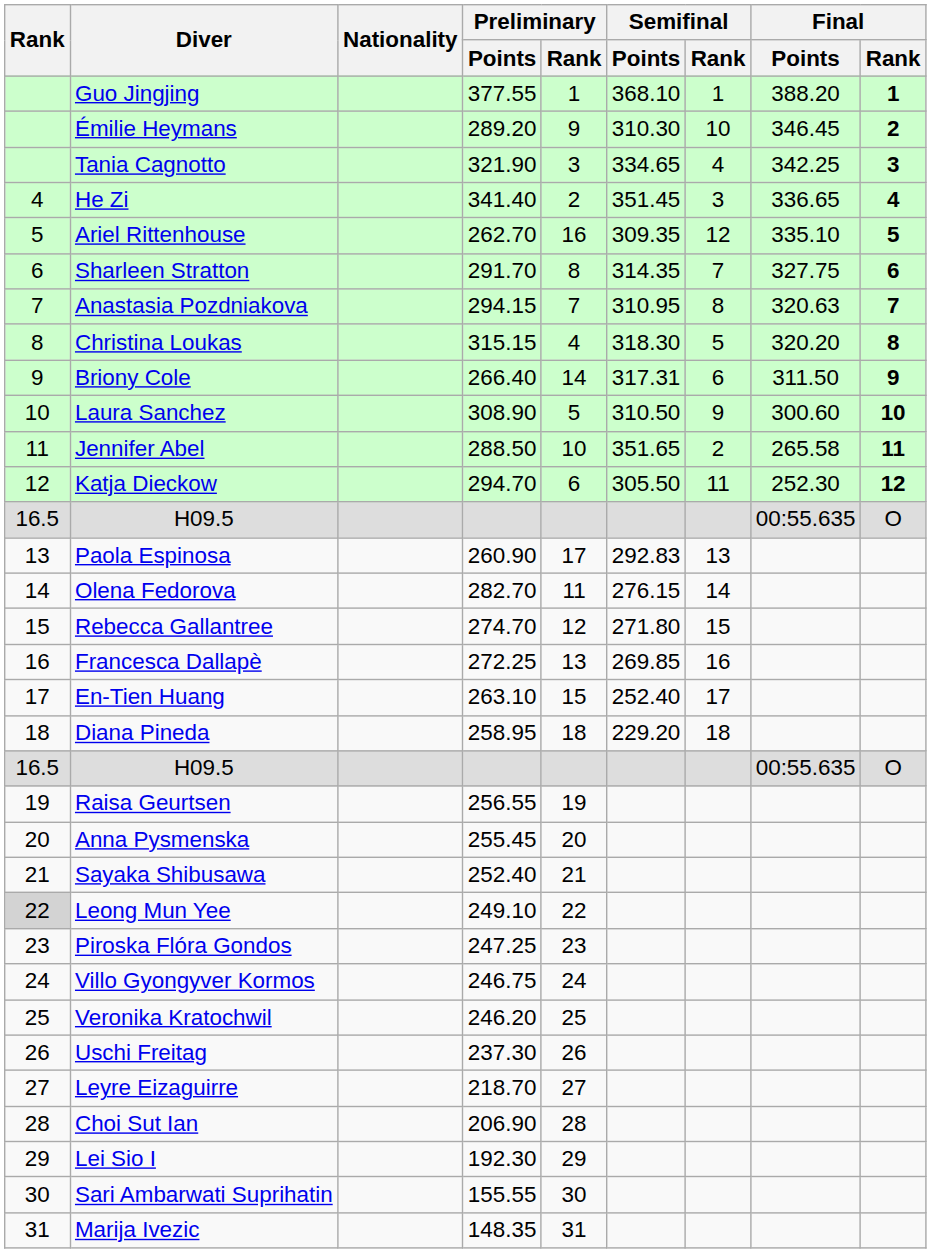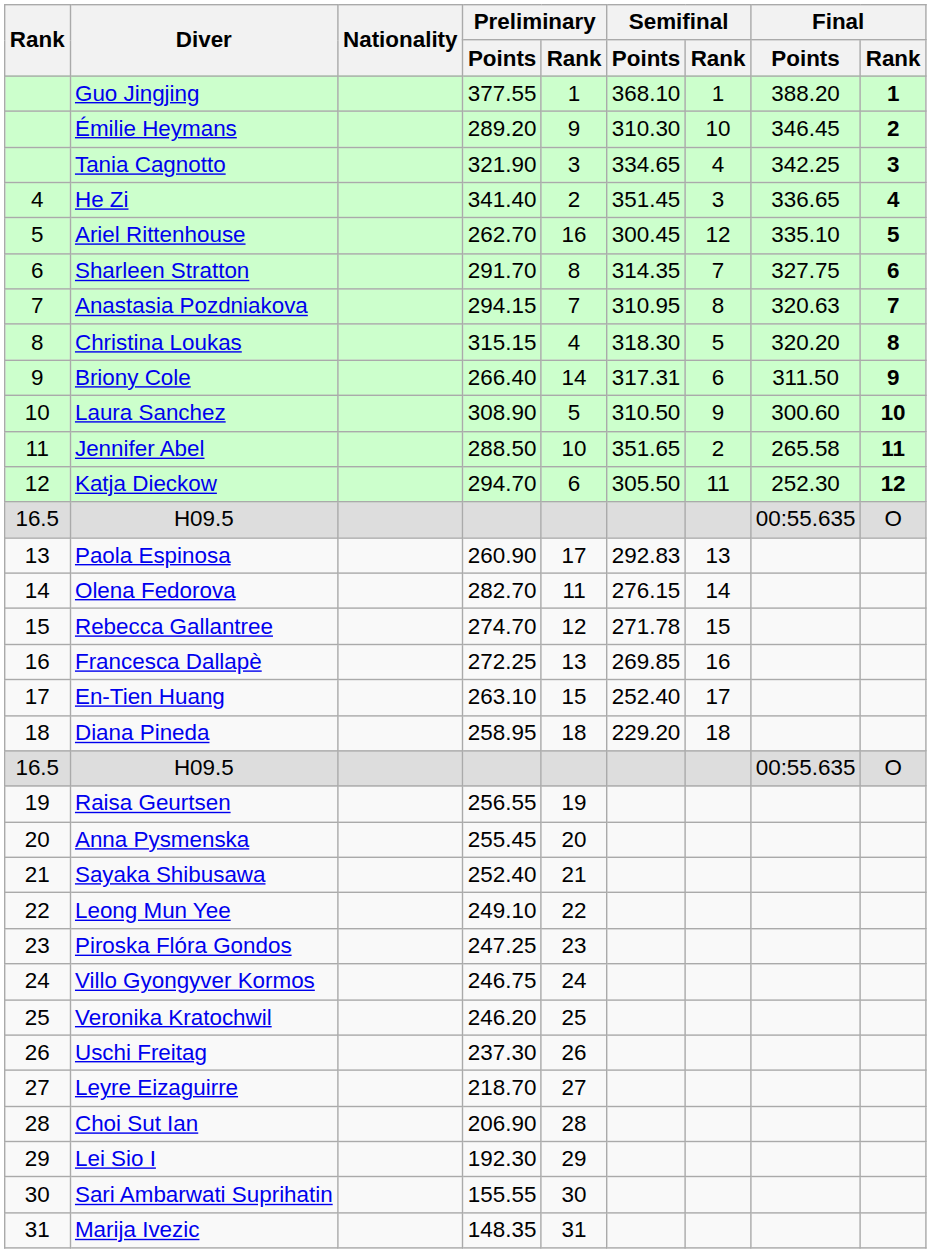(646, 235) 309.35 -> (646, 235) 300.45
(646, 626) 271.80 -> (646, 626) 271.78
(37, 910) lightgrey background -> (37, 910) no background
